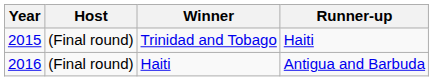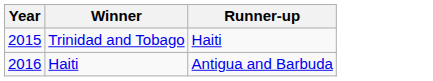- column: (91, 16)
